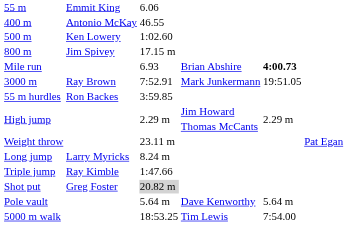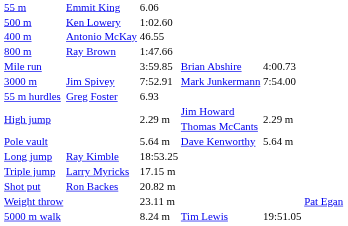rows swapped: (18, 22) <-> (18, 37)
(90, 52) Jim Spivey -> (91, 52) Ray Brown
(158, 52) 17.15 m -> (156, 52) 1:47.66
(149, 67) 6.93 -> (156, 67) 3:59.85
(280, 67) bold -> (280, 67) normal
(91, 82) Ray Brown -> (90, 82) Jim Spivey
(282, 82) 19:51.05 -> (280, 82) 7:54.00
(92, 97) Ron Backes -> (92, 97) Greg Foster
(156, 97) 3:59.85 -> (149, 97) 6.93
rows swapped: (26, 201) <-> (34, 141)
(98, 156) Larry Myricks -> (92, 156) Ray Kimble
(155, 156) 8.24 m -> (159, 156) 18:53.25
(92, 171) Ray Kimble -> (98, 171) Larry Myricks
(156, 171) 1:47.66 -> (158, 171) 17.15 m
(92, 186) Greg Foster -> (92, 186) Ron Backes
(158, 186) lightgrey background -> (158, 186) no background
(159, 216) 18:53.25 -> (155, 216) 8.24 m
(280, 216) 7:54.00 -> (282, 216) 19:51.05
